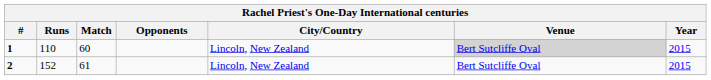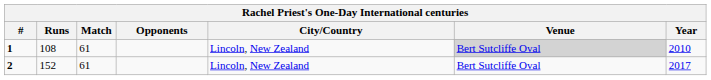(48, 48) 110 -> (48, 48) 108
(85, 48) 60 -> (85, 48) 61
(680, 48) 2015 -> (680, 48) 2010
(680, 65) 2015 -> (680, 65) 2017
